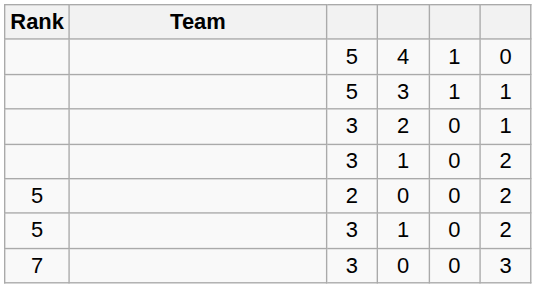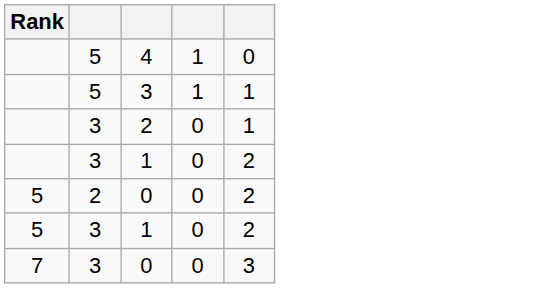- column: (198, 21)
